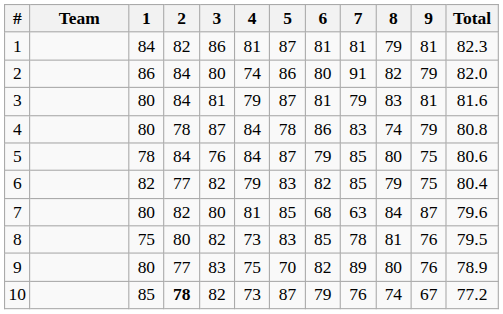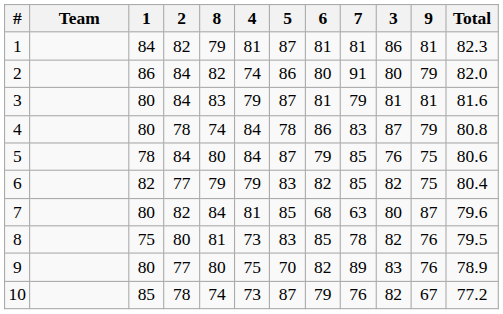columns swapped: (217, 18) <-> (393, 18)
(182, 294) bold -> (182, 294) normal
